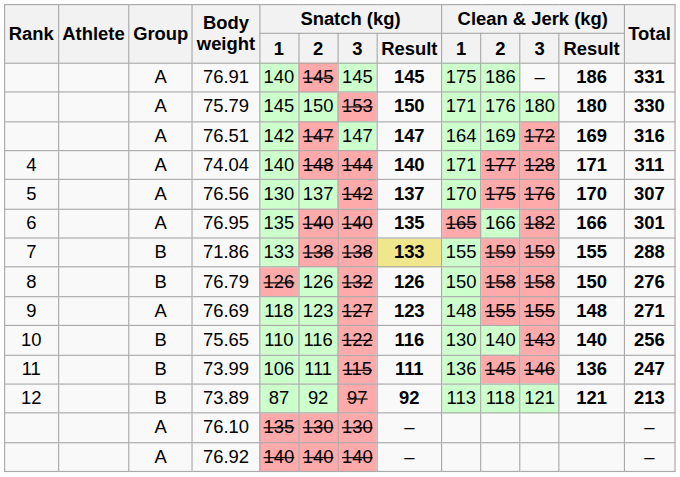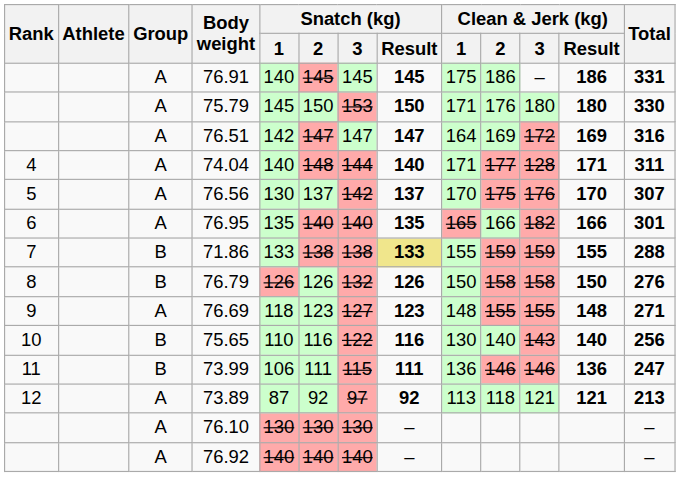(500, 369) 145 -> (500, 369) 146
(161, 398) B -> (161, 398) A
(279, 427) 135 -> (279, 427) 130
